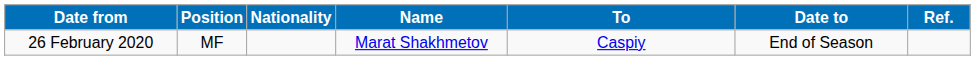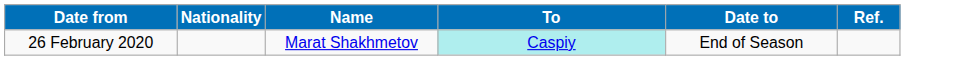- column: (212, 17)
(621, 42) no background -> (551, 42) paleturquoise background
